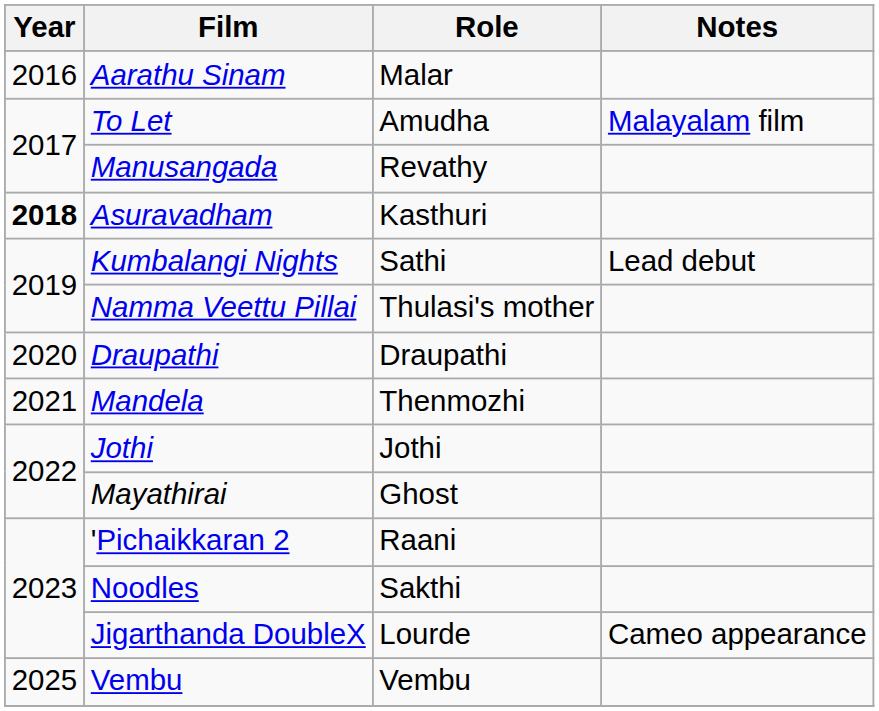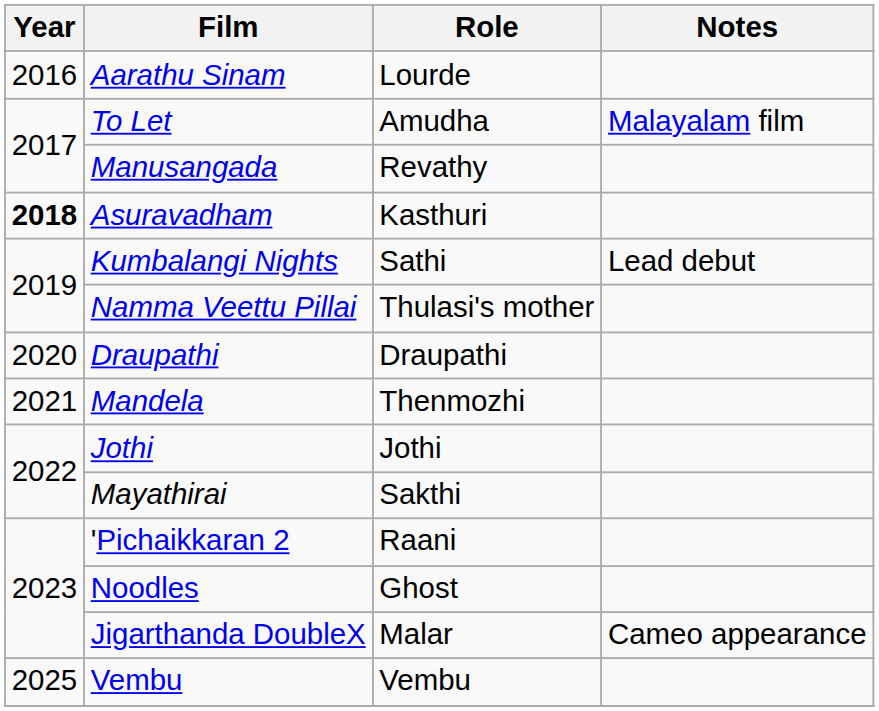(416, 74) Malar -> (425, 74) Lourde
(419, 494) Ghost -> (420, 494) Sakthi
(420, 588) Sakthi -> (419, 588) Ghost
(425, 634) Lourde -> (416, 634) Malar
